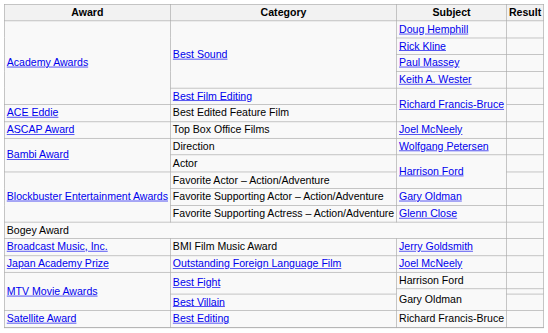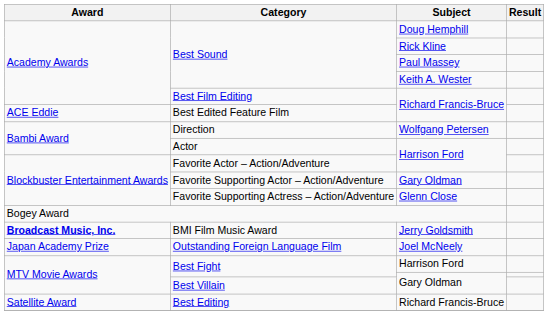- row: (221, 130)
(57, 247) normal -> (61, 230) bold
